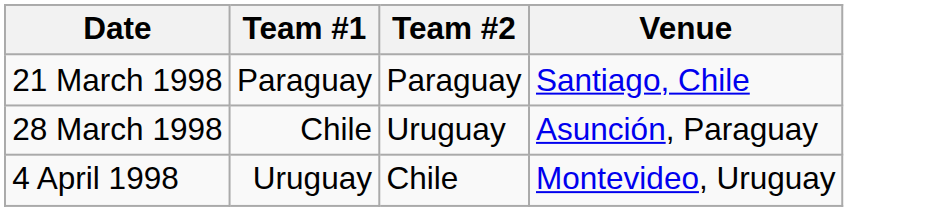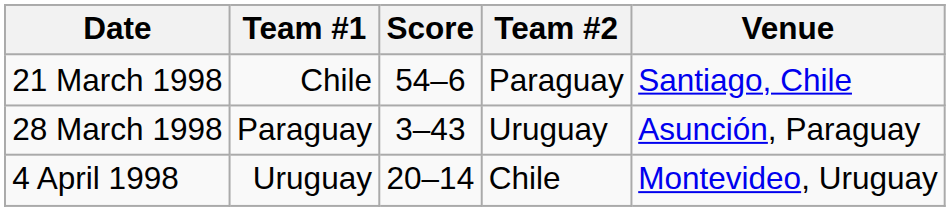+ column: (430, 29)
(305, 79) Paraguay -> (336, 79) Chile
(336, 129) Chile -> (305, 129) Paraguay
